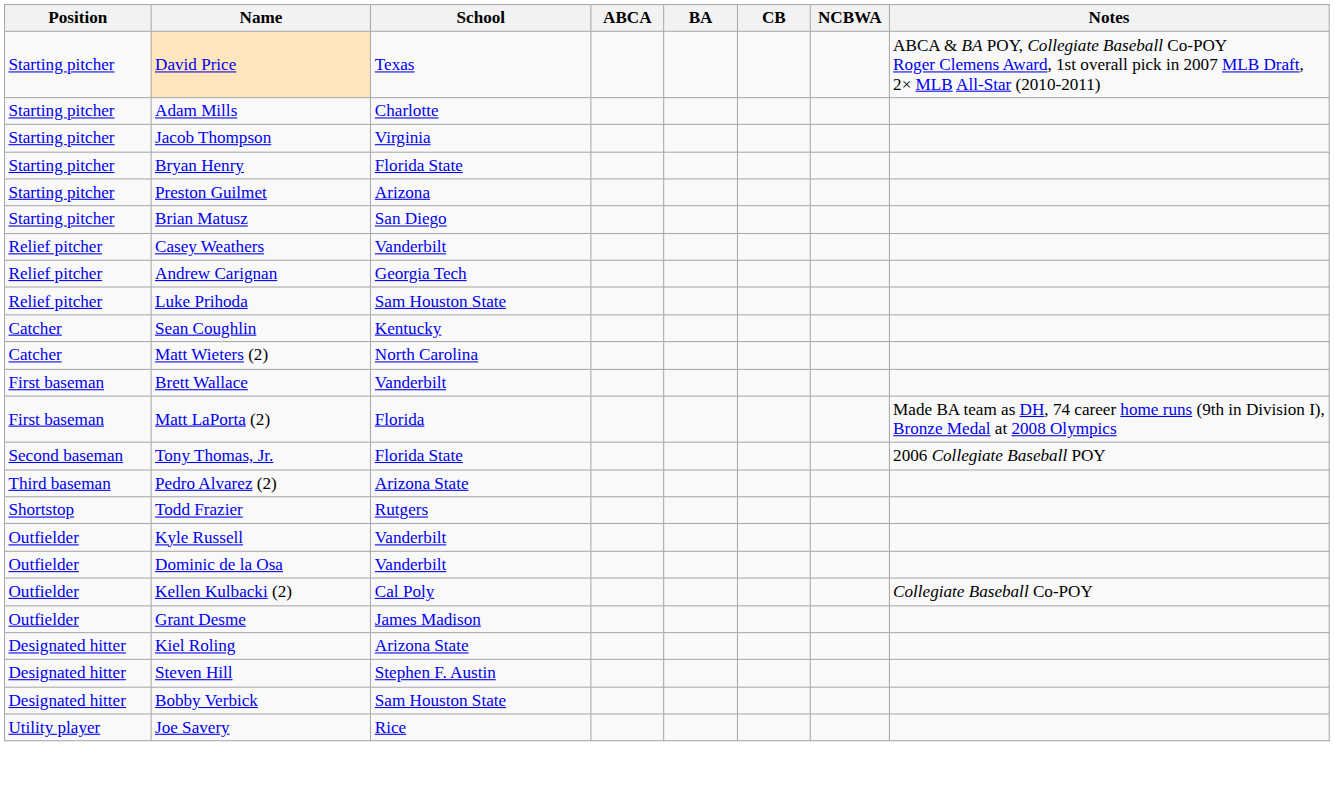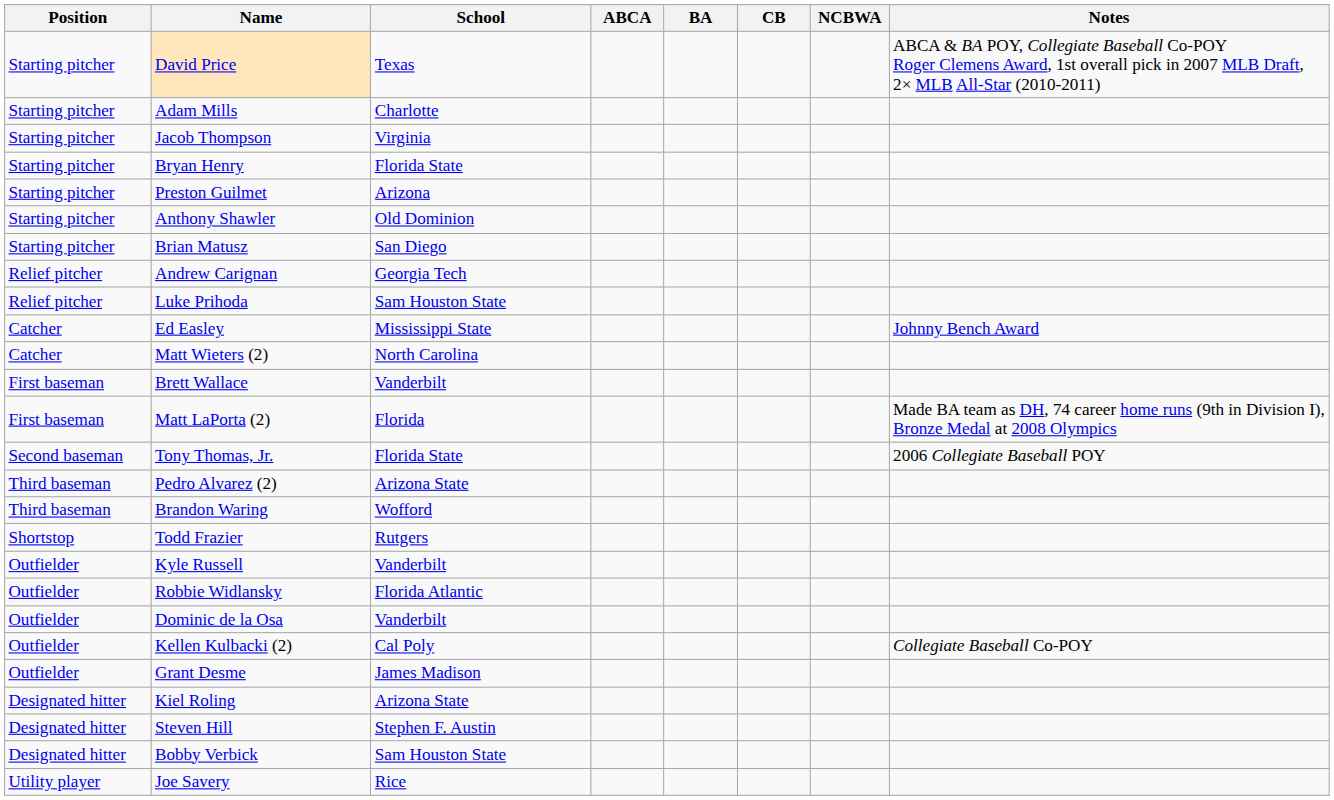+ row: (215, 219)
- row: (210, 246)
+ row: (189, 328)
- row: (206, 328)
+ row: (211, 510)
+ row: (218, 591)
